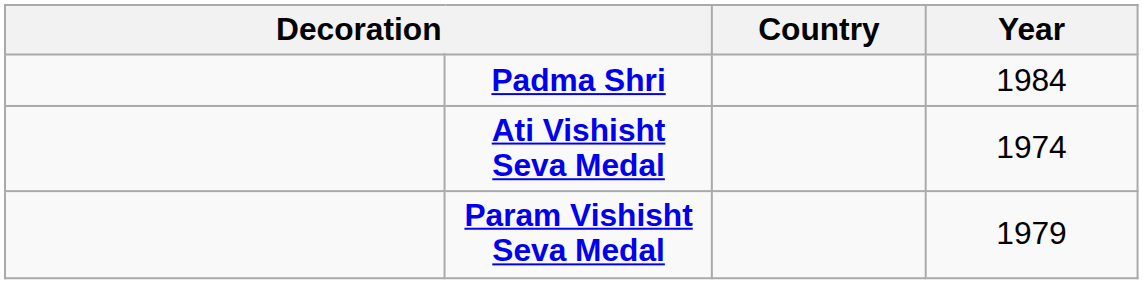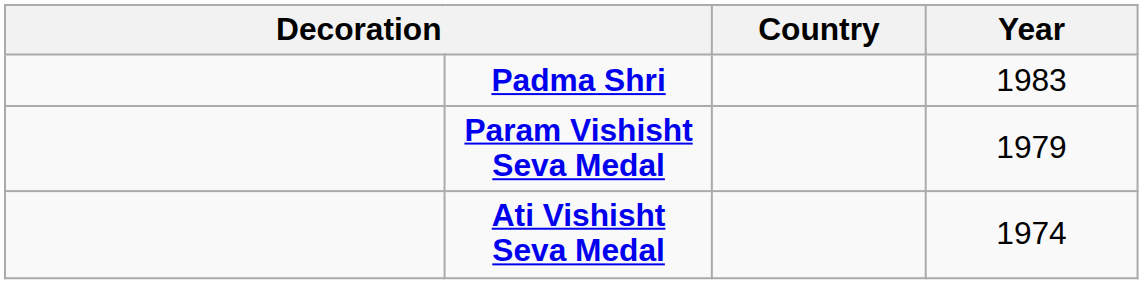(1031, 79) 1984 -> (1031, 79) 1983
rows swapped: (579, 233) <-> (579, 147)
